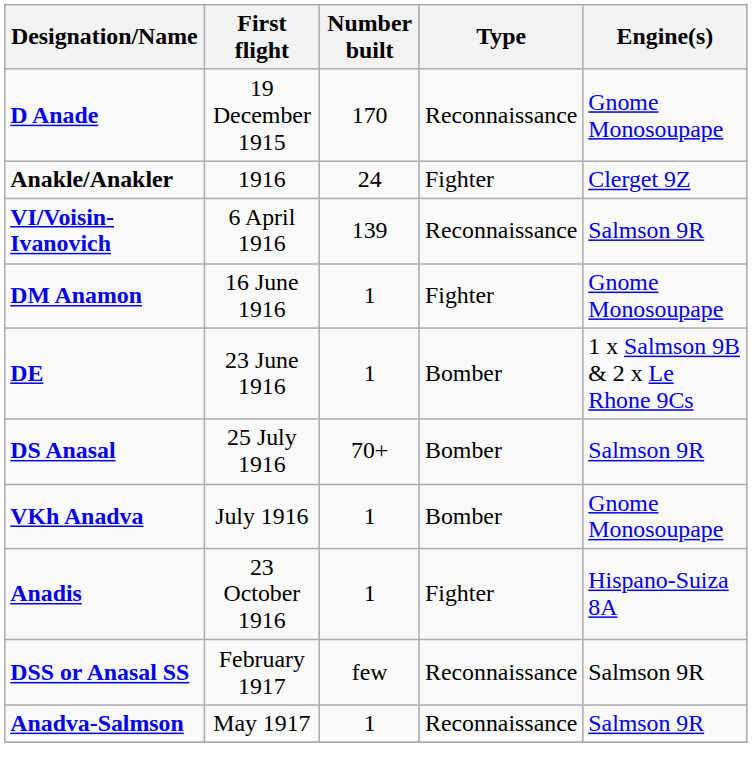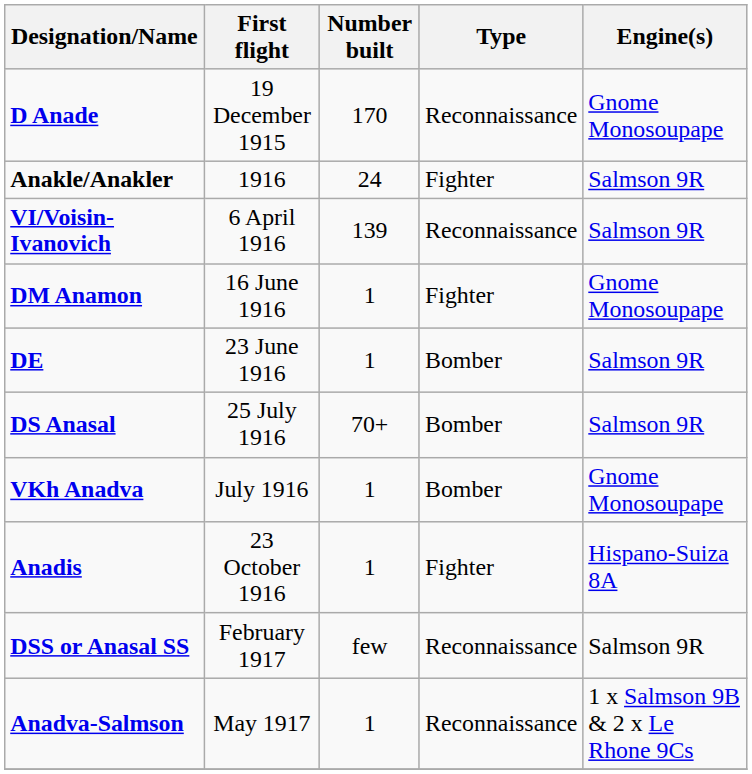(639, 179) Clerget 9Z -> (646, 179) Salmson 9R
(664, 373) 1 x Salmson 9B & 2 x Le Rhone 9Cs -> (646, 359) Salmson 9R
(646, 723) Salmson 9R -> (664, 723) 1 x Salmson 9B & 2 x Le Rhone 9Cs
